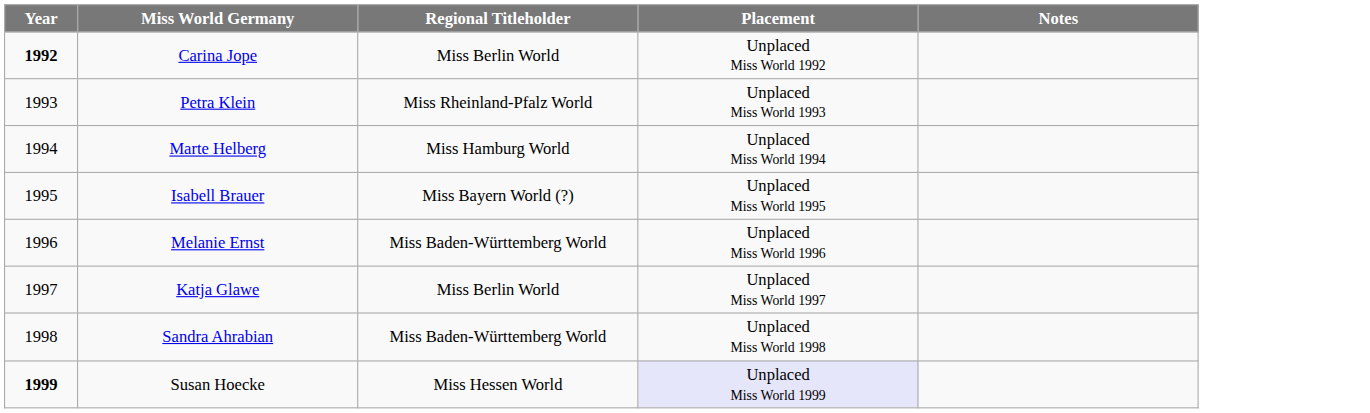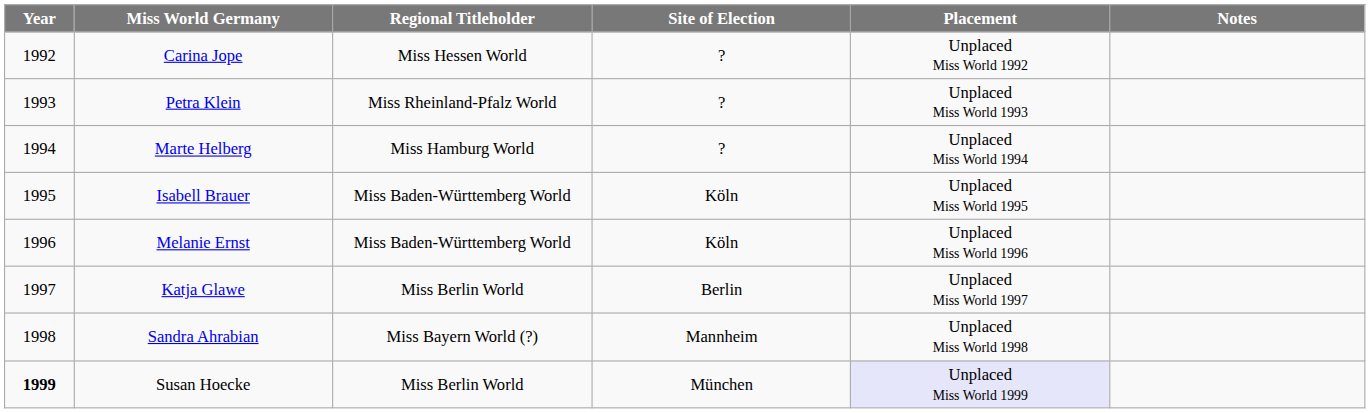+ column: (722, 18)
(41, 55) bold -> (39, 55) normal
(498, 55) Miss Berlin World -> (462, 55) Miss Hessen World
(498, 196) Miss Bayern World (?) -> (462, 196) Miss Baden-Württemberg World
(498, 337) Miss Baden-Württemberg World -> (462, 337) Miss Bayern World (?)
(498, 384) Miss Hessen World -> (462, 384) Miss Berlin World
